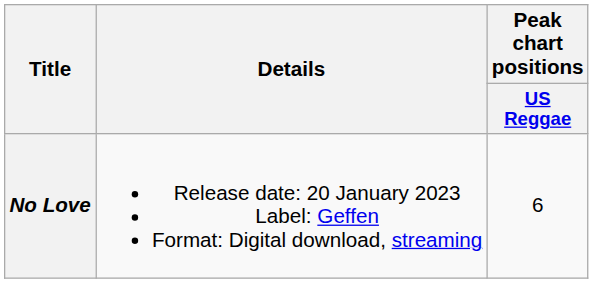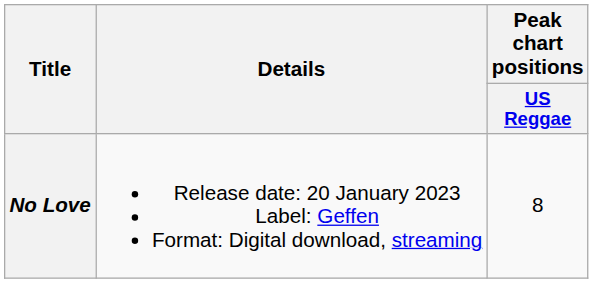(538, 205) 6 -> (538, 205) 8
